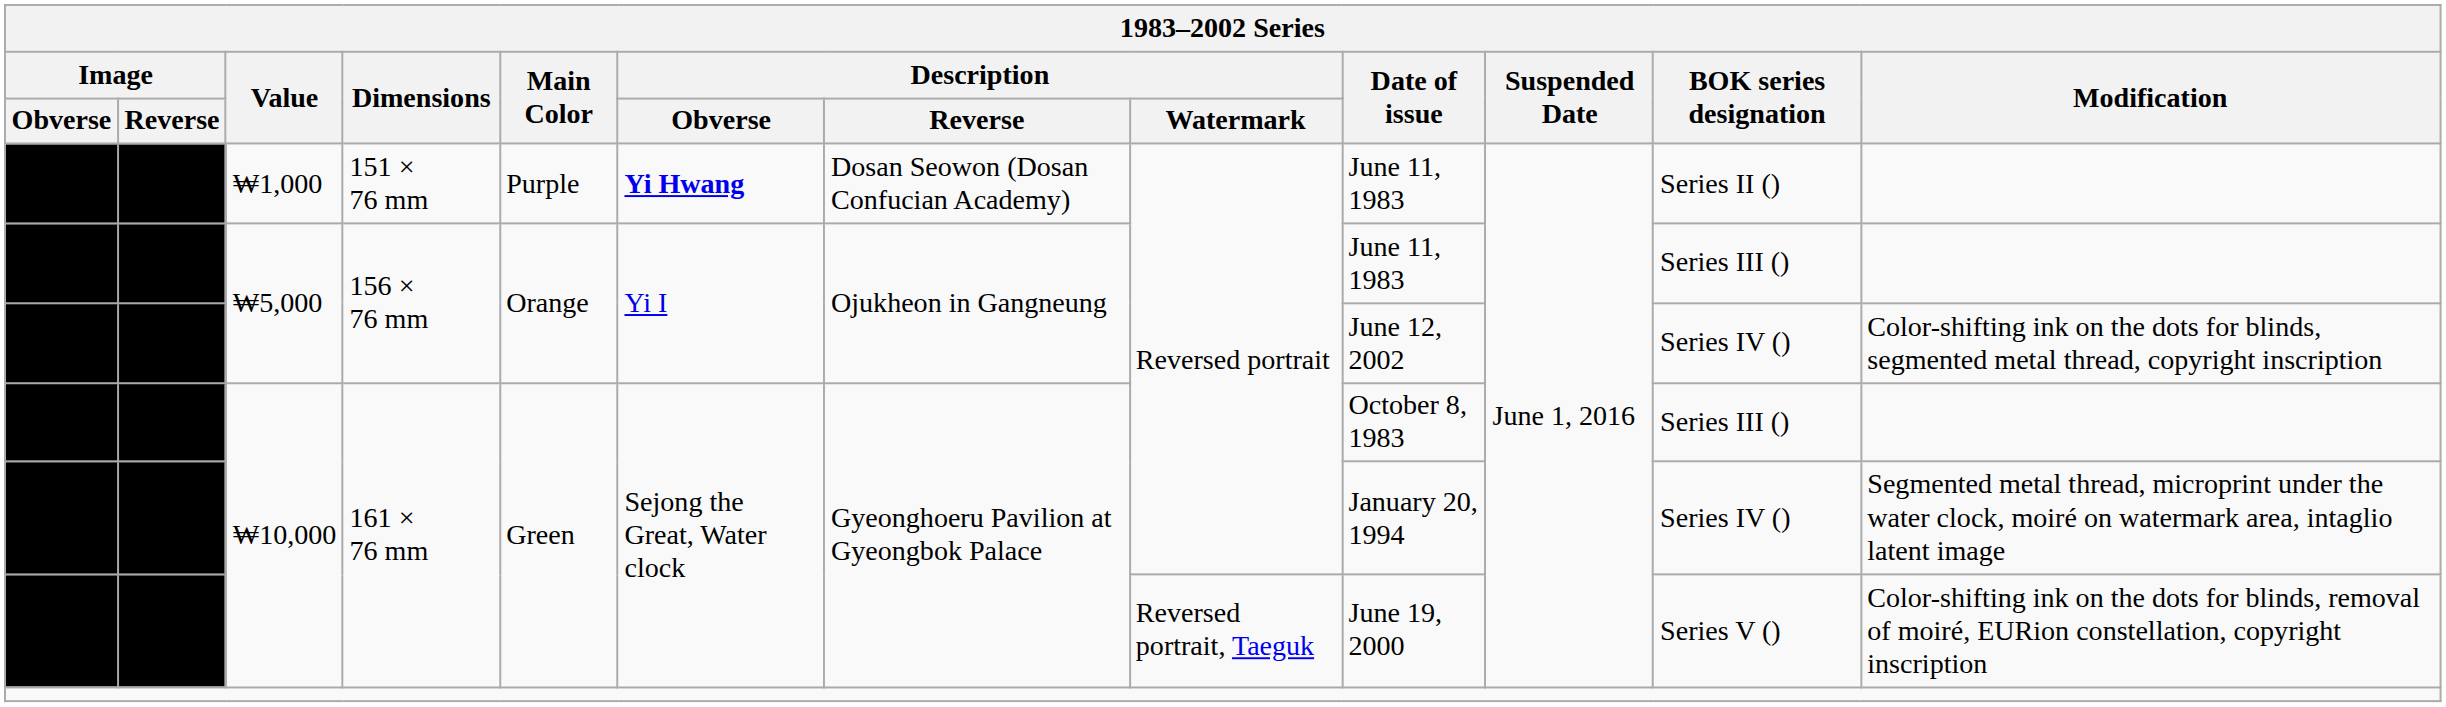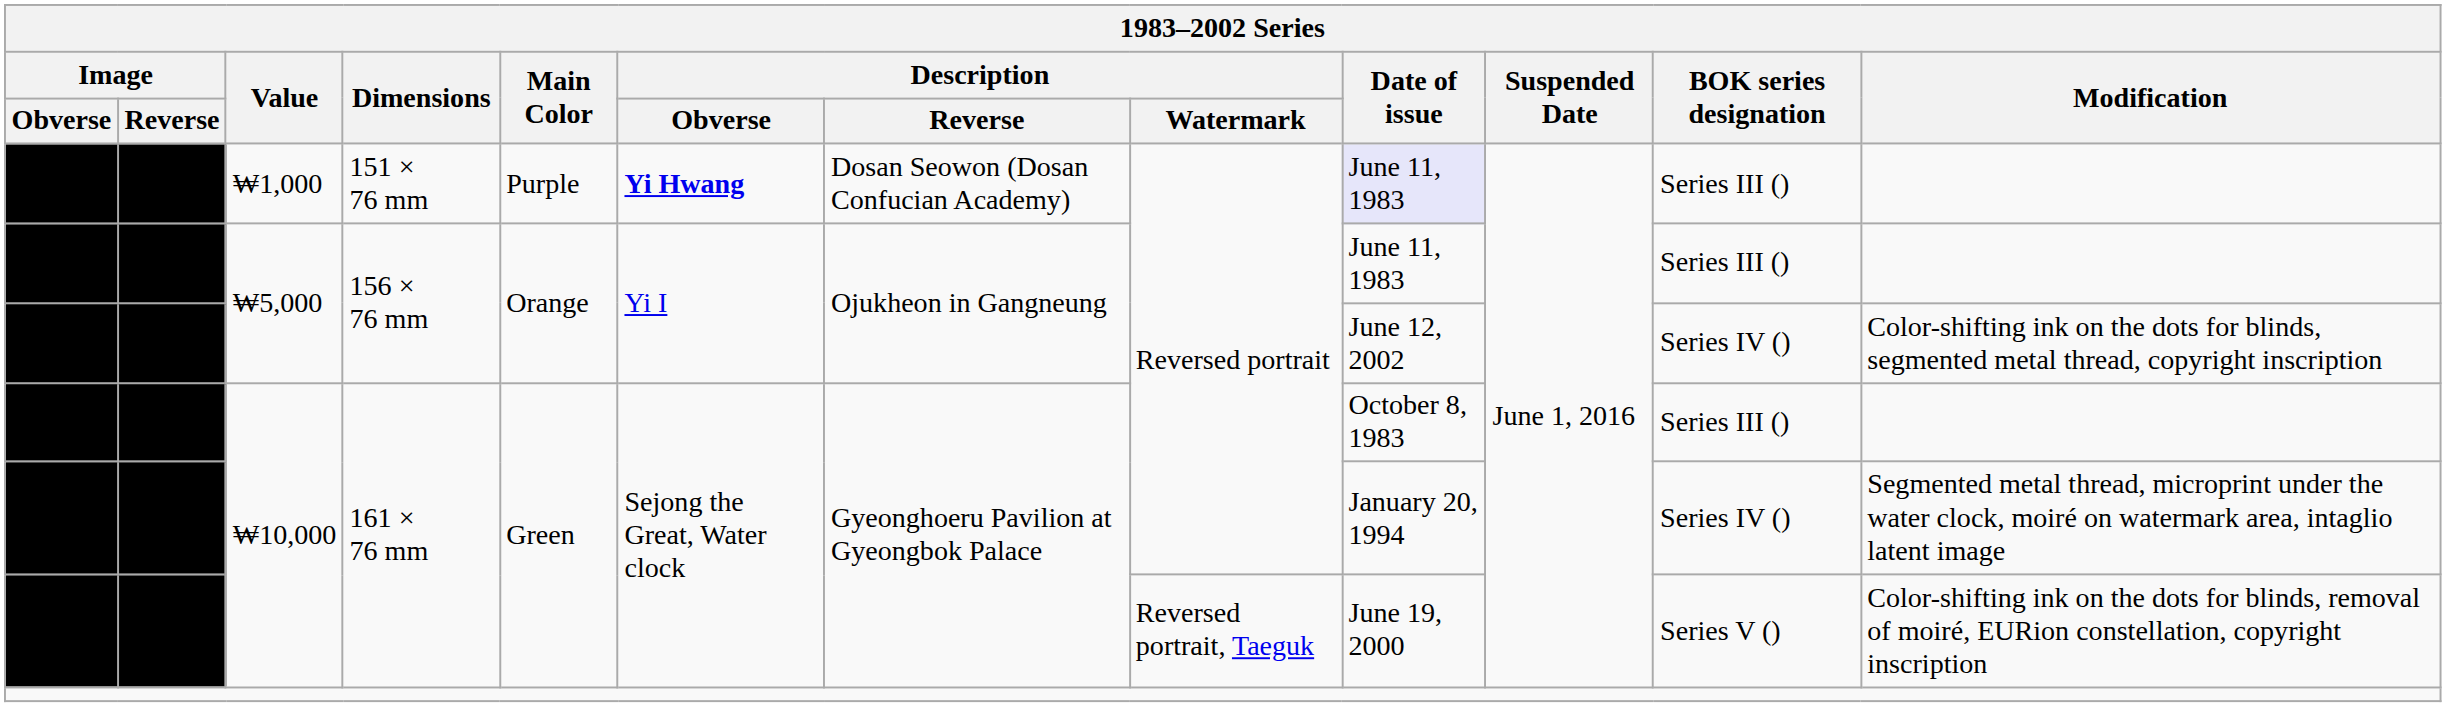(1395, 183) no background -> (1395, 183) lavender background
(1720, 183) Series II () -> (1725, 183) Series III ()
